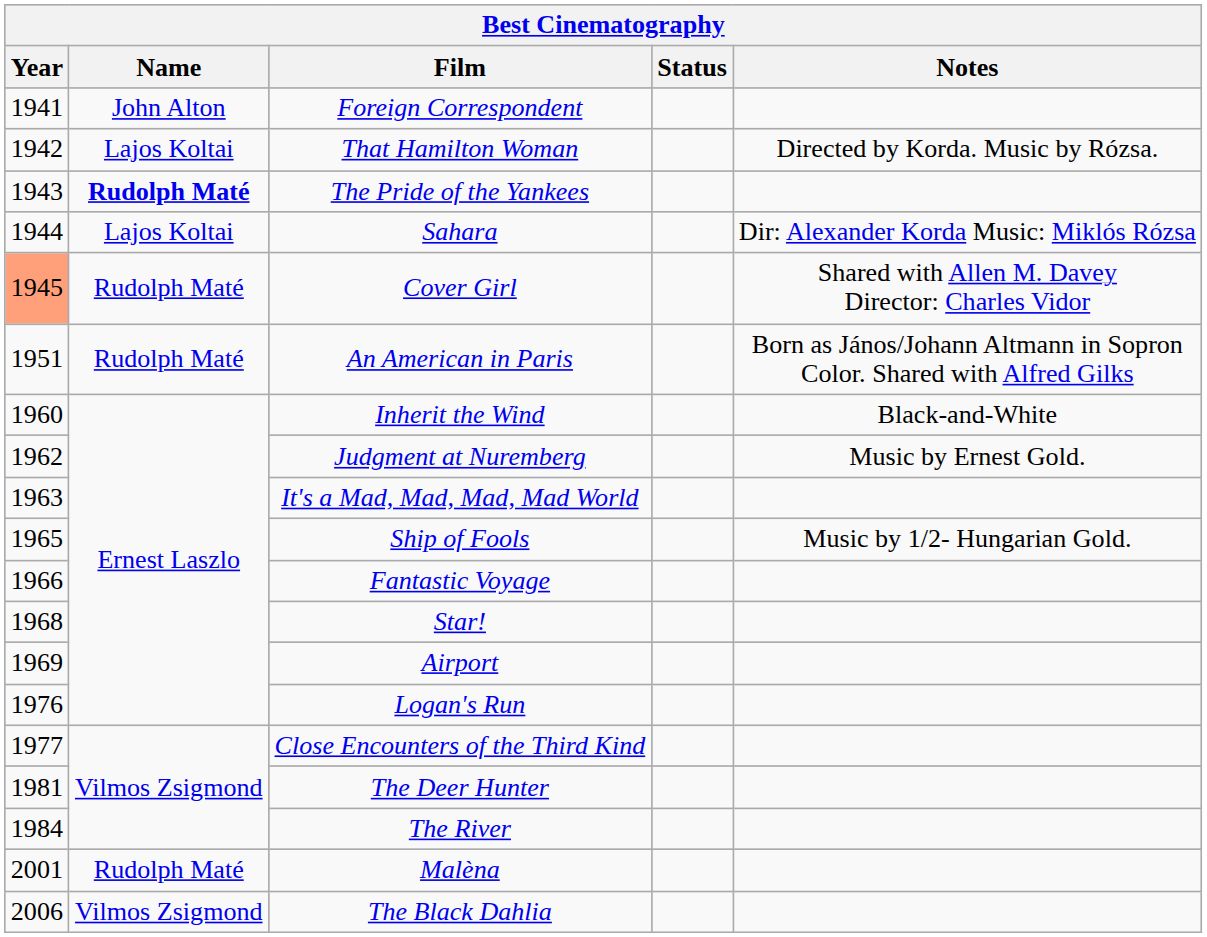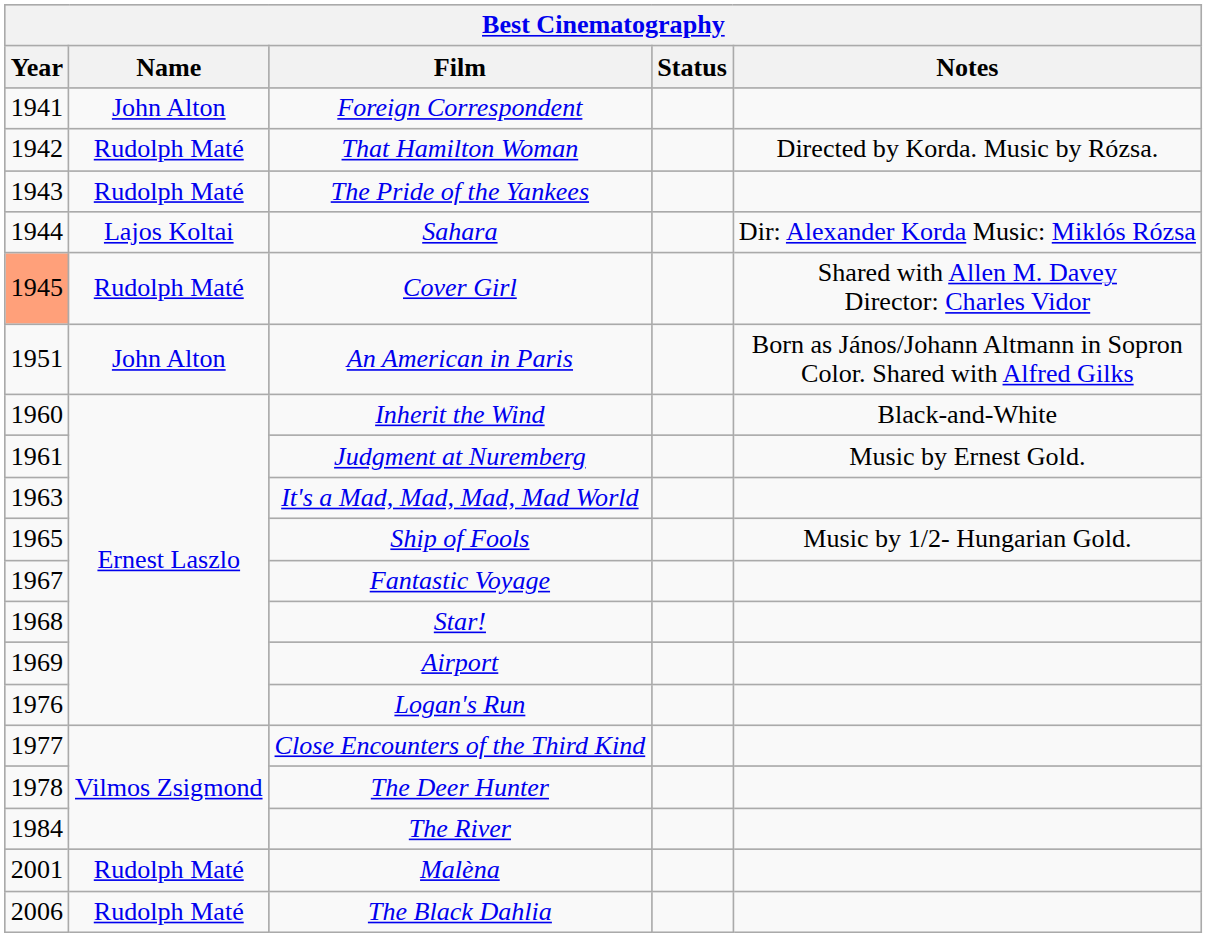(169, 149) Lajos Koltai -> (169, 149) Rudolph Maté
(169, 190) bold -> (169, 190) normal
(169, 358) Rudolph Maté -> (169, 358) John Alton
(37, 456) 1962 -> (37, 456) 1961
(37, 580) 1966 -> (37, 580) 1967
(37, 787) 1981 -> (37, 787) 1978
(169, 911) Vilmos Zsigmond -> (169, 911) Rudolph Maté
